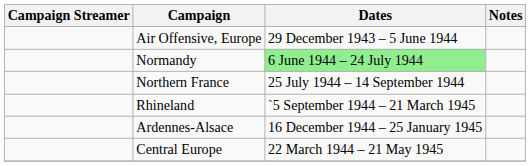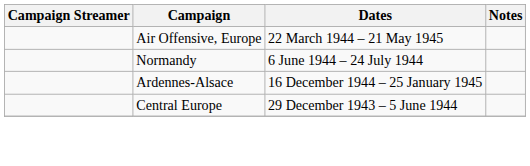(363, 37) 29 December 1943 – 5 June 1944 -> (356, 37) 22 March 1944 – 21 May 1945
(345, 60) lightgreen background -> (345, 60) no background
- row: (183, 82)
- row: (165, 104)
(356, 149) 22 March 1944 – 21 May 1945 -> (363, 104) 29 December 1943 – 5 June 1944
